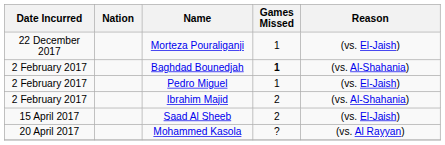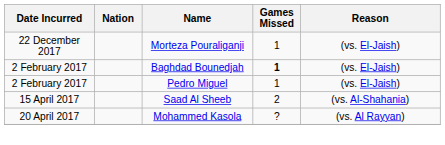(370, 68) (vs. Al-Shahania) -> (370, 68) (vs. El-Jaish)
- row: (197, 100)
(370, 116) (vs. El-Jaish) -> (370, 100) (vs. Al-Shahania)
